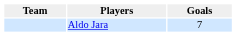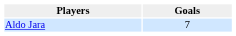- column: (35, 10)
